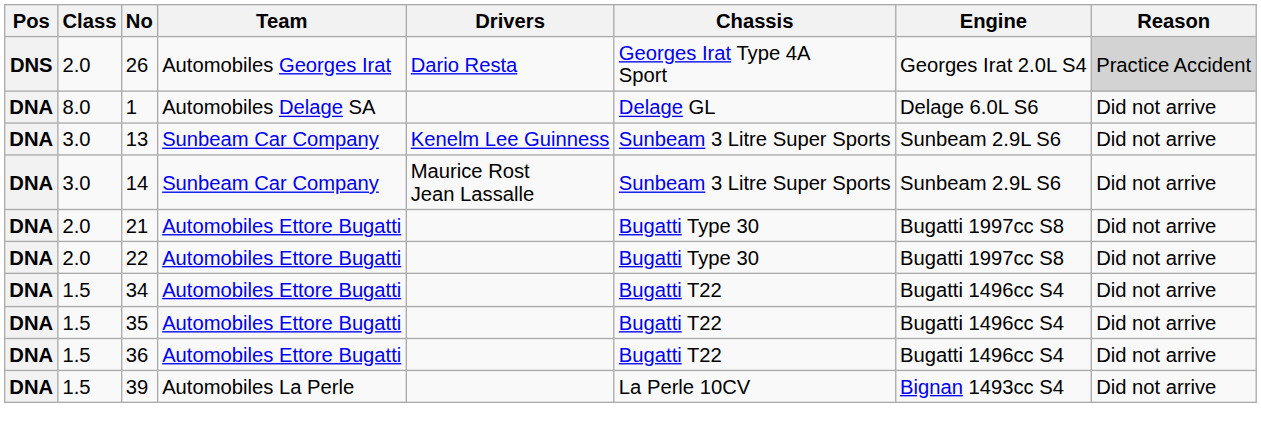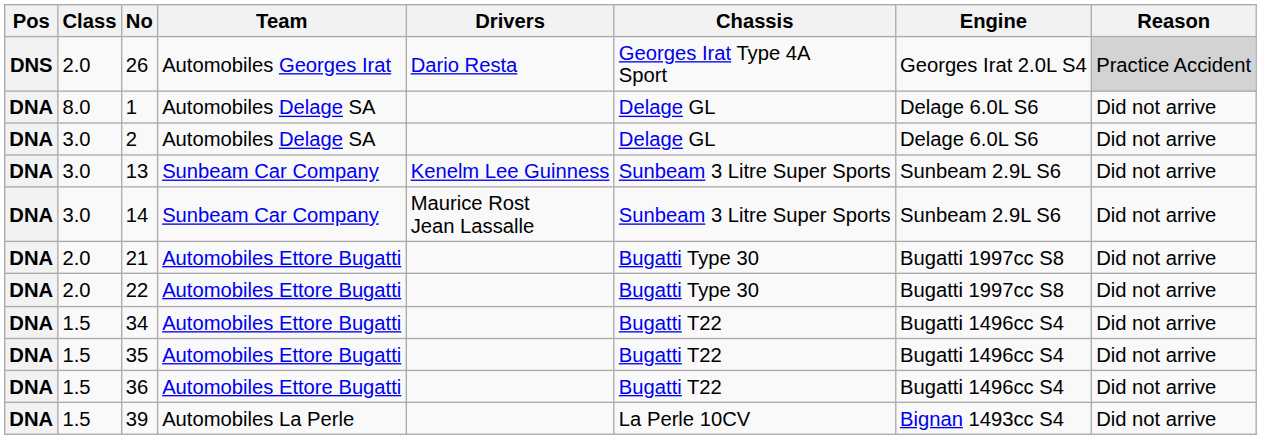+ row: (131, 139)
